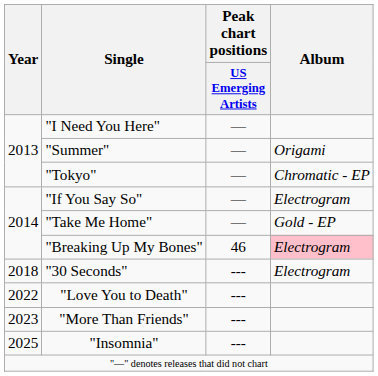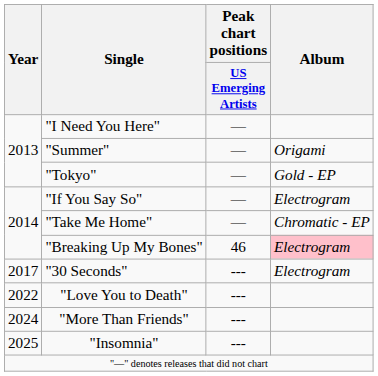(322, 174) Chromatic - EP -> (305, 174) Gold - EP
(305, 222) Gold - EP -> (322, 222) Chromatic - EP
(23, 271) 2018 -> (23, 271) 2017
(23, 319) 2023 -> (23, 319) 2024
